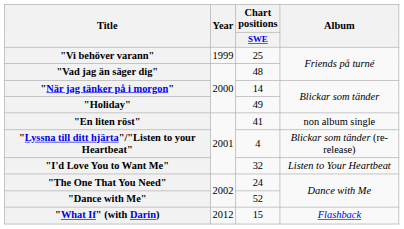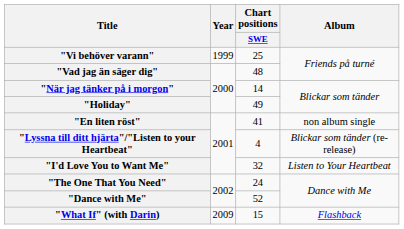(223, 215) 2012 -> (223, 215) 2009
